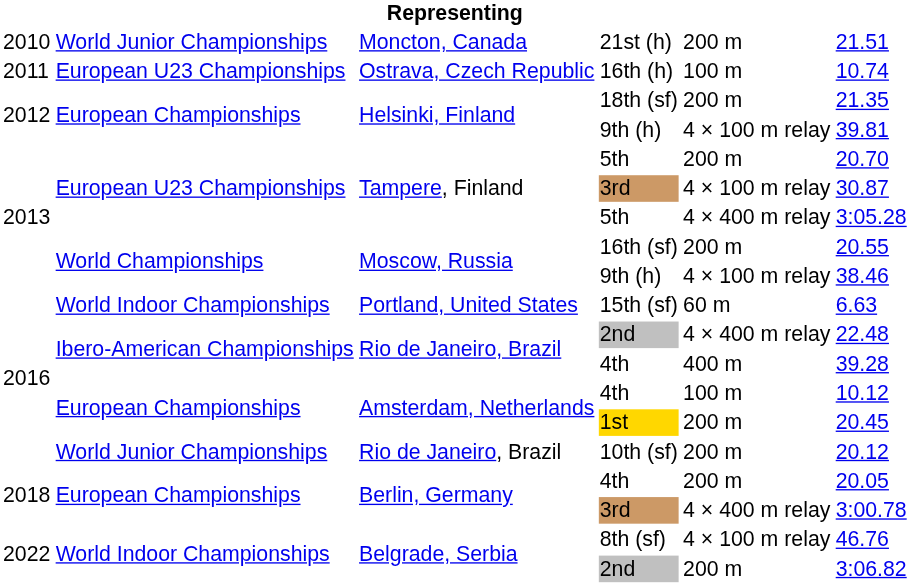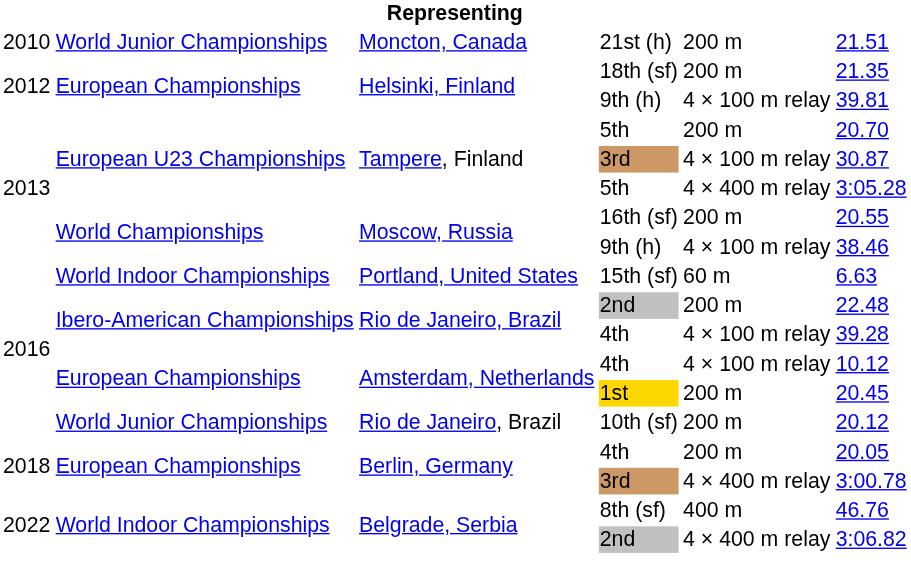- row: (477, 71)
(757, 334) 4 × 400 m relay -> (713, 305) 200 m
(713, 363) 400 m -> (757, 334) 4 × 100 m relay
(713, 393) 100 m -> (757, 363) 4 × 100 m relay
(757, 539) 4 × 100 m relay -> (713, 510) 400 m
(713, 568) 200 m -> (757, 539) 4 × 400 m relay
